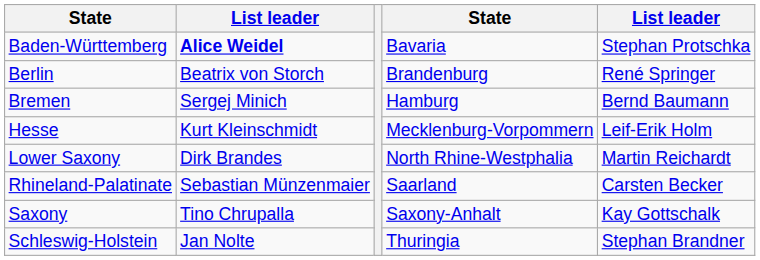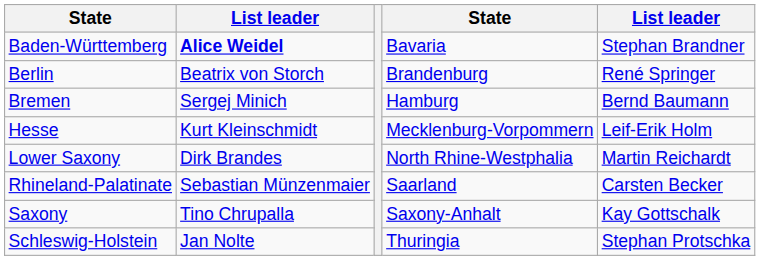(676, 46) Stephan Protschka -> (673, 46) Stephan Brandner
(673, 241) Stephan Brandner -> (676, 241) Stephan Protschka
